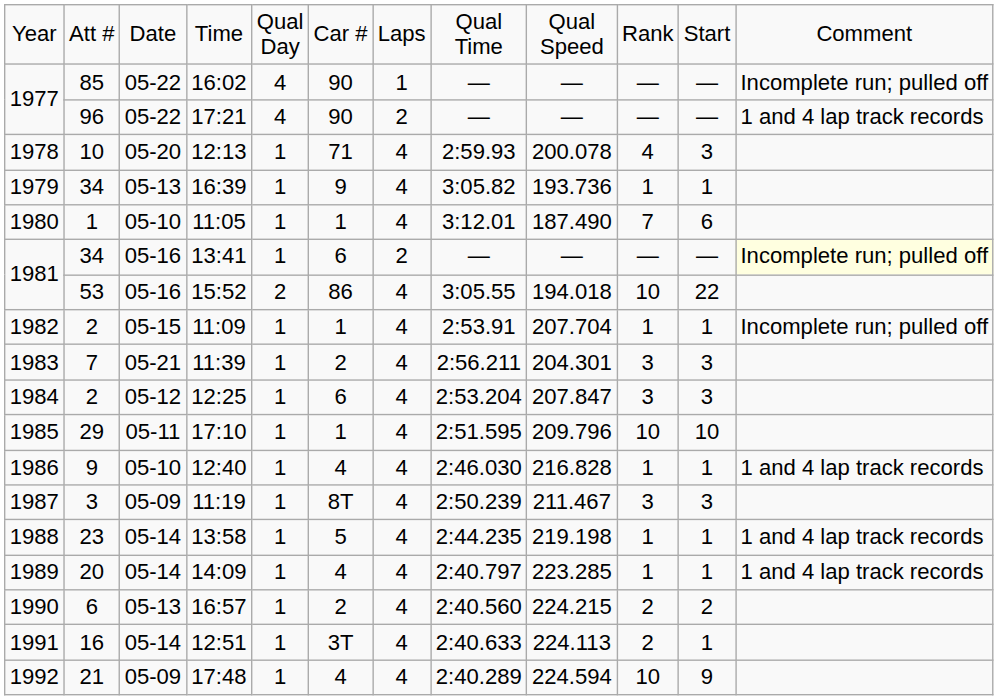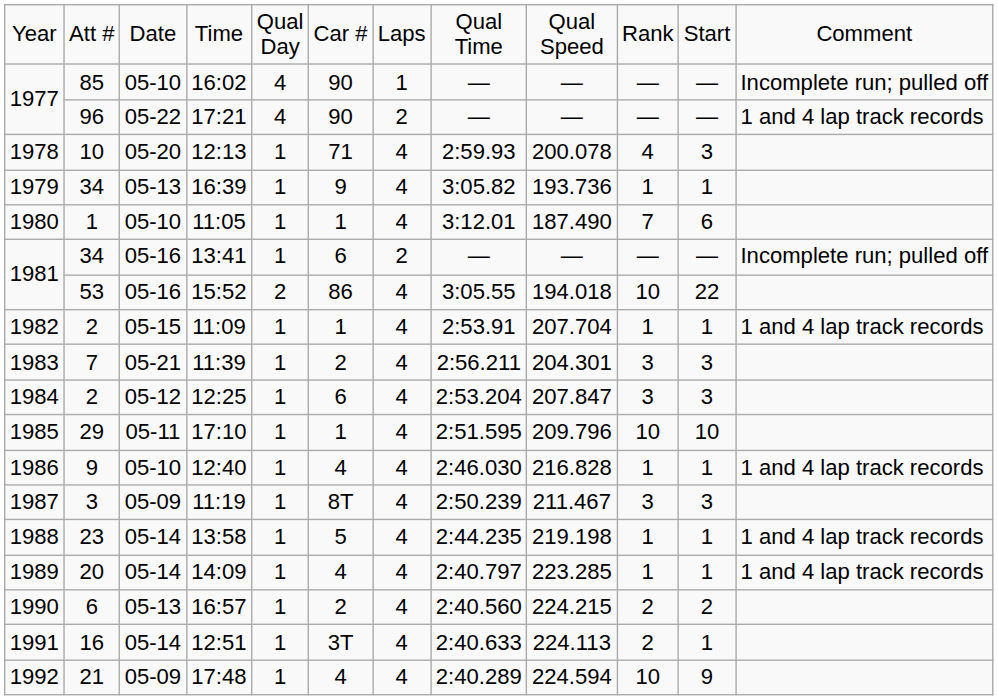(153, 81) 05-22 -> (153, 81) 05-10
(864, 256) lightyellow background -> (864, 256) no background
(864, 326) Incomplete run; pulled off -> (862, 326) 1 and 4 lap track records
